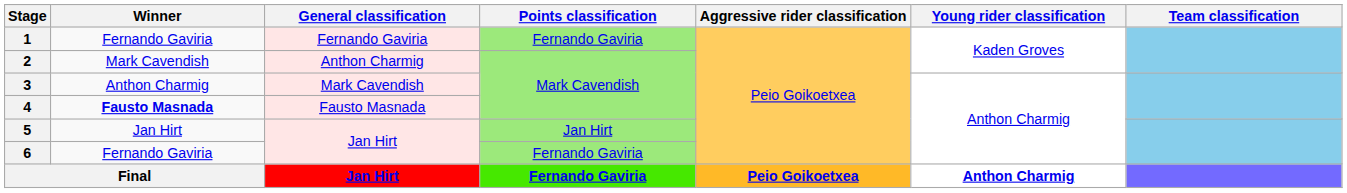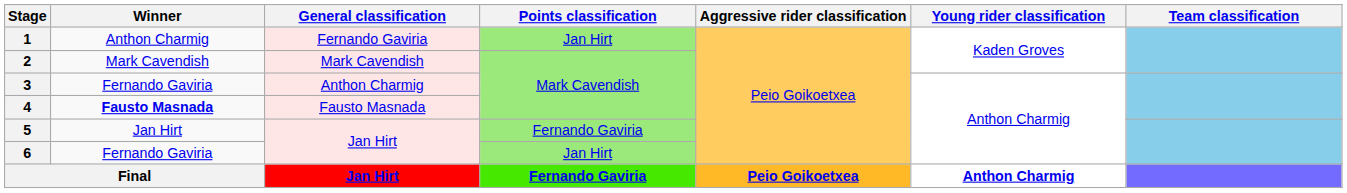(157, 39) Fernando Gaviria -> (157, 39) Anthon Charmig
(588, 39) Fernando Gaviria -> (588, 39) Jan Hirt
(372, 62) Anthon Charmig -> (372, 62) Mark Cavendish
(157, 85) Anthon Charmig -> (157, 85) Fernando Gaviria
(372, 85) Mark Cavendish -> (372, 85) Anthon Charmig
(588, 130) Jan Hirt -> (588, 130) Fernando Gaviria
(588, 153) Fernando Gaviria -> (588, 153) Jan Hirt
